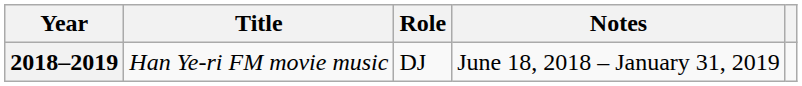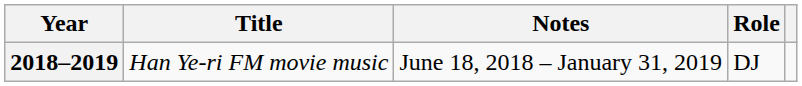columns swapped: (423, 23) <-> (619, 23)
